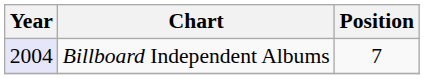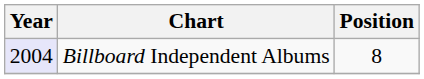(377, 55) 7 -> (377, 55) 8
